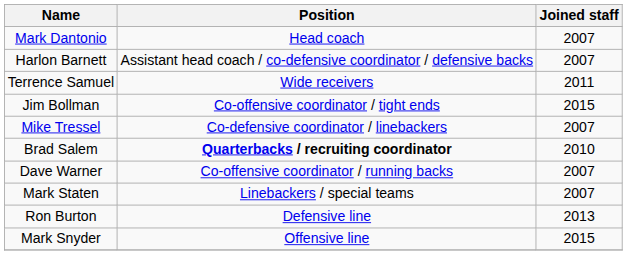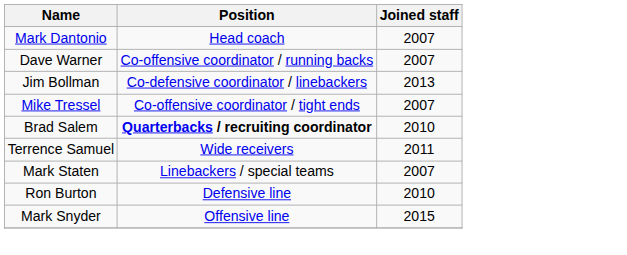- row: (61, 60)
rows swapped: (61, 171) <-> (61, 82)
(327, 104) Co-offensive coordinator / tight ends -> (247, 82) Co-defensive coordinator / linebackers
(579, 104) 2015 -> (419, 82) 2013
(327, 127) Co-defensive coordinator / linebackers -> (247, 104) Co-offensive coordinator / tight ends
(579, 216) 2013 -> (419, 194) 2010
